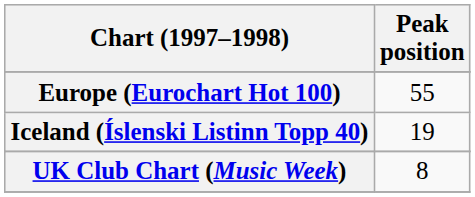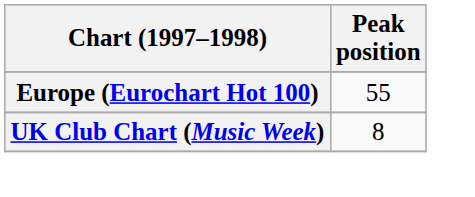- row: (189, 131)
